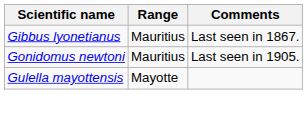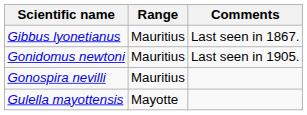+ row: (57, 78)
